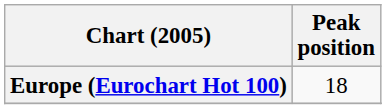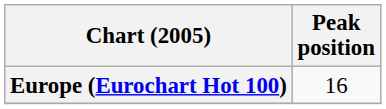(336, 84) 18 -> (336, 84) 16
